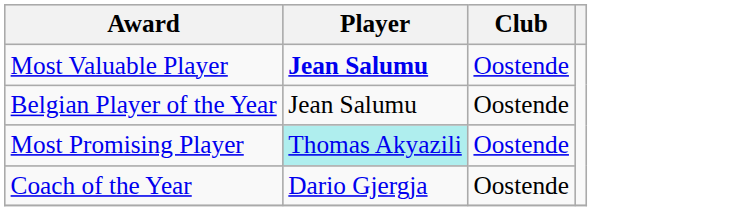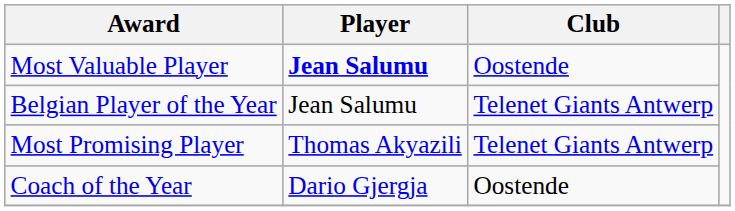(521, 104) Oostende -> (593, 104) Telenet Giants Antwerp
(375, 144) paleturquoise background -> (375, 144) no background
(521, 144) Oostende -> (593, 144) Telenet Giants Antwerp
